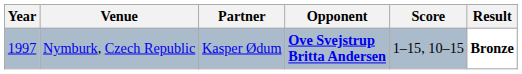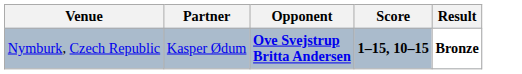- column: (22, 16)
(428, 48) normal -> (393, 48) bold
